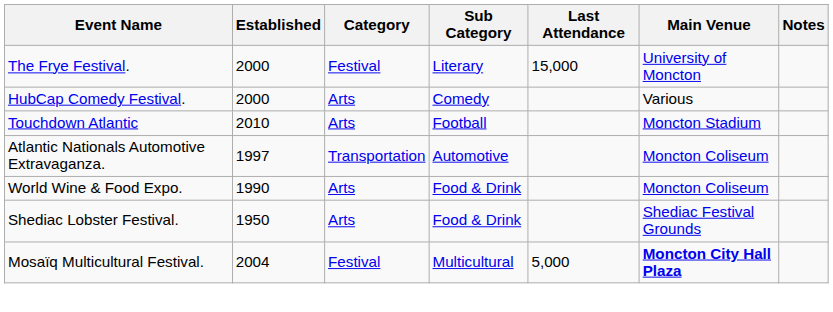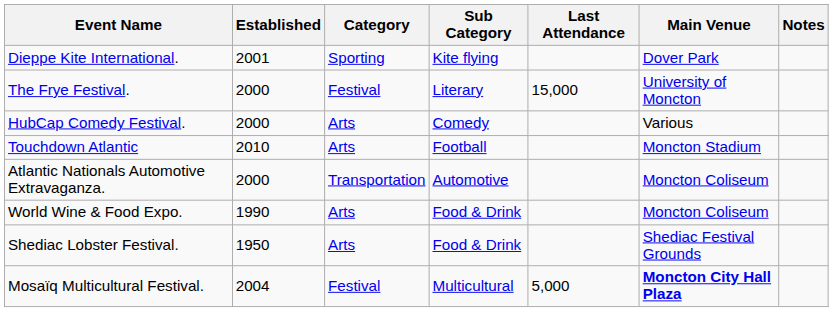+ row: (93, 57)
(253, 155) 1997 -> (253, 179) 2000
